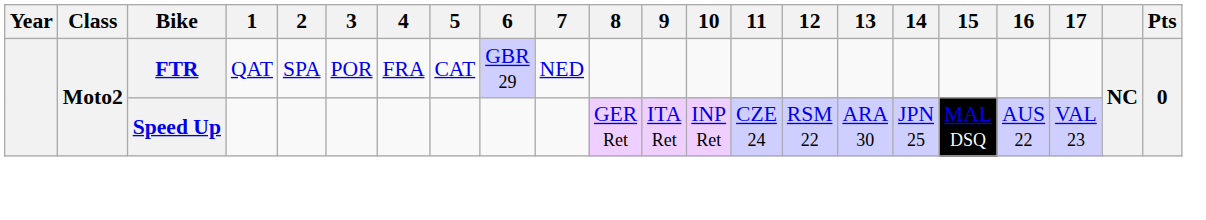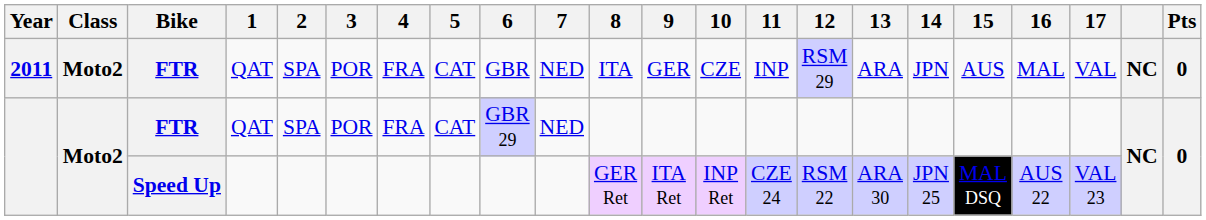+ row: (31, 68)
